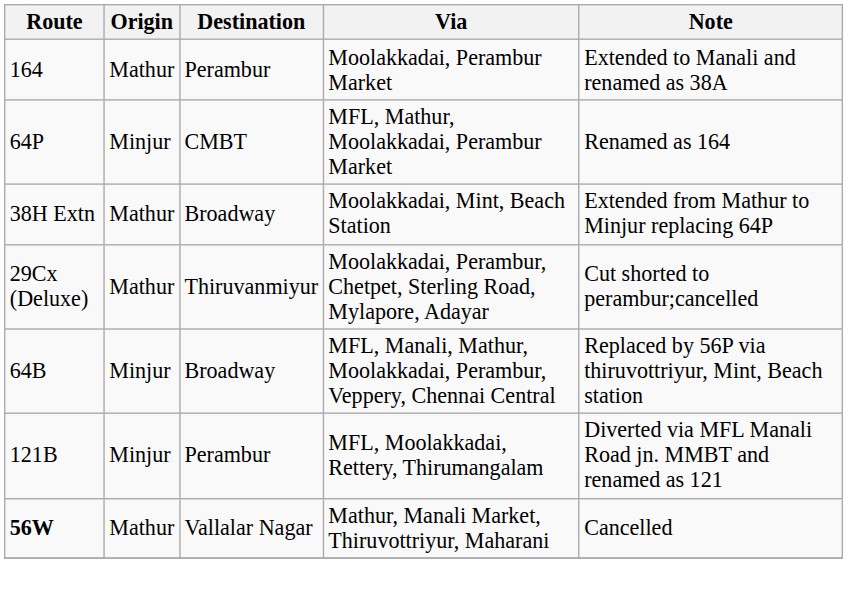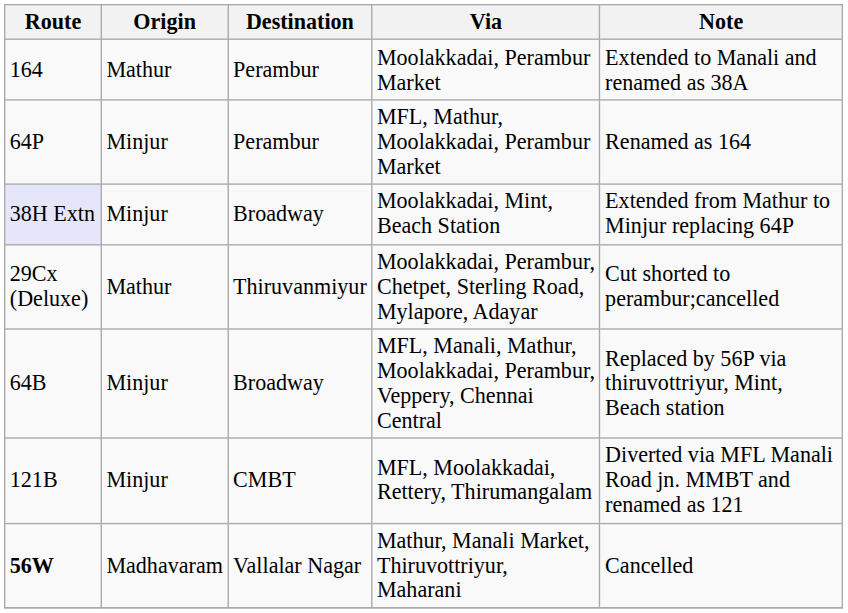(216, 141) CMBT -> (276, 141) Perambur
(52, 214) no background -> (52, 214) lavender background
(142, 214) Mathur -> (137, 214) Minjur
(227, 455) Perambur -> (264, 480) CMBT
(142, 527) Mathur -> (165, 565) Madhavaram
